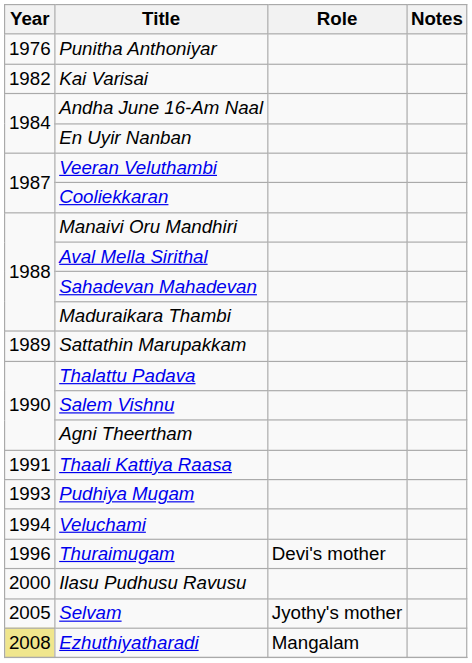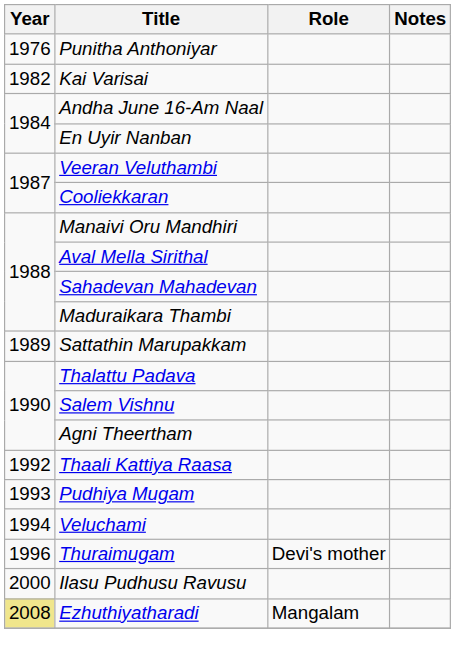(30, 464) 1991 -> (30, 464) 1992
- row: (90, 613)
